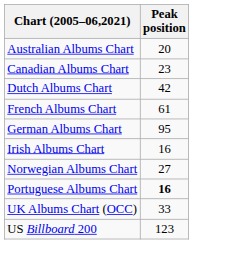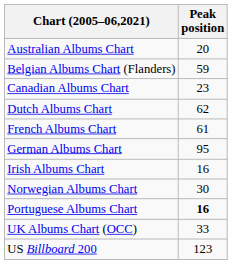+ row: (91, 68)
(164, 88) 42 -> (203, 108) 62
(164, 169) 27 -> (203, 189) 30
